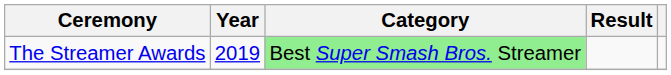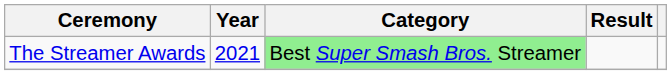(237, 52) 2019 -> (237, 52) 2021
